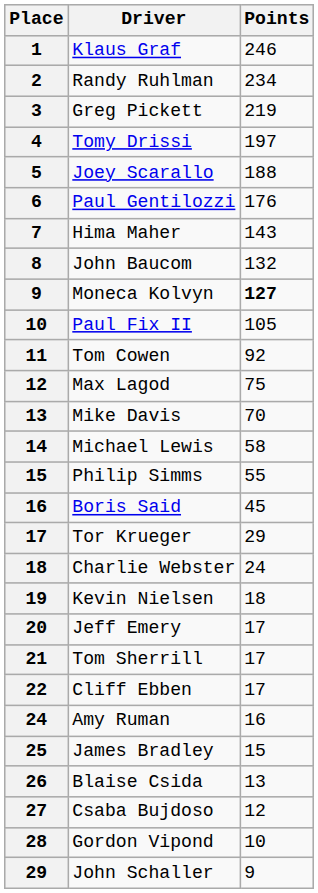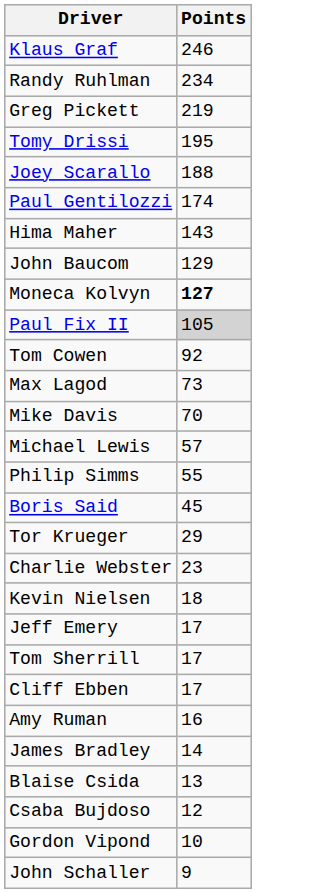- column: (36, 20)
(260, 142) 197 -> (197, 142) 195
(260, 202) 176 -> (197, 202) 174
(260, 263) 132 -> (197, 263) 129
(260, 324) no background -> (197, 324) lightgrey background
(255, 385) 75 -> (192, 385) 73
(255, 446) 58 -> (192, 446) 57
(255, 568) 24 -> (192, 568) 23
(255, 751) 15 -> (192, 751) 14
